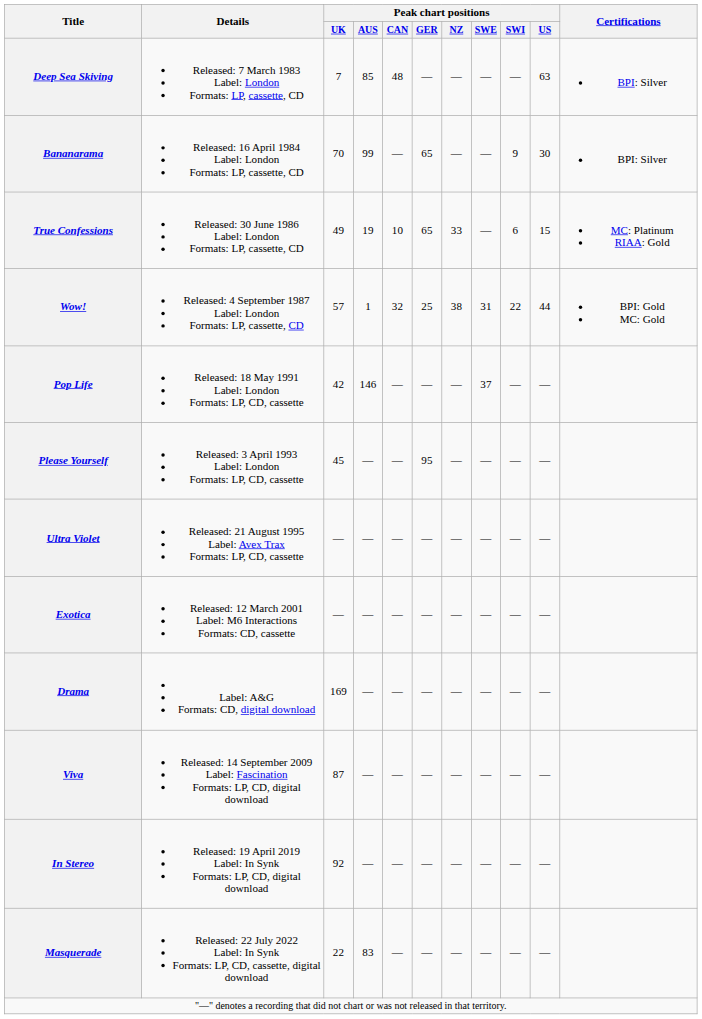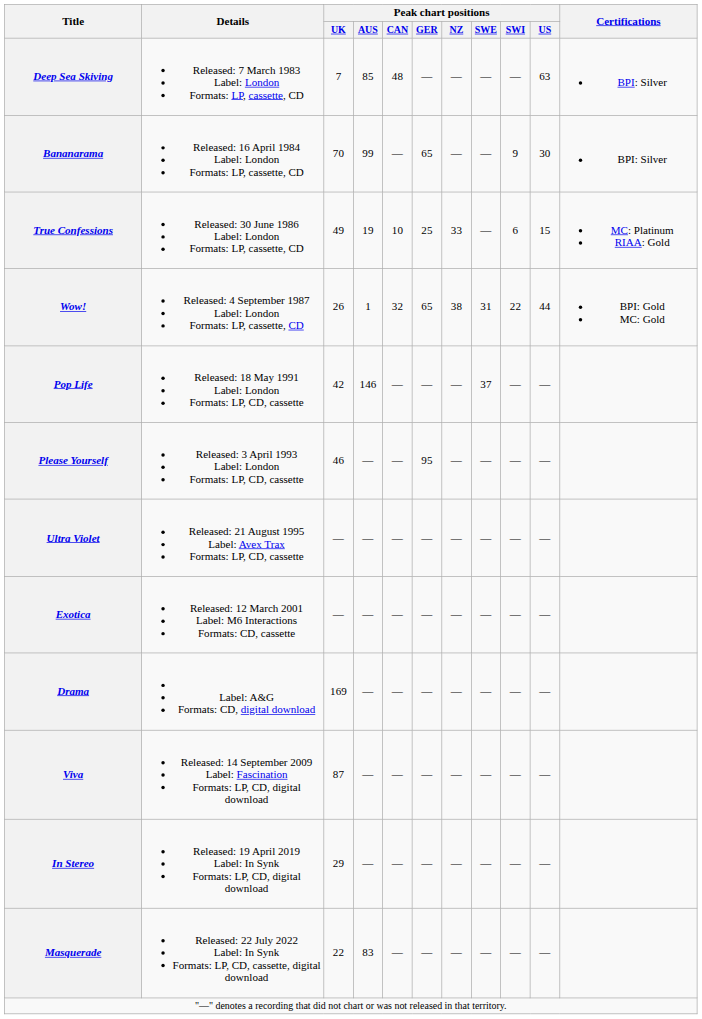(427, 230) 65 -> (427, 230) 25
(338, 307) 57 -> (338, 307) 26
(427, 307) 25 -> (427, 307) 65
(338, 461) 45 -> (338, 461) 46
(338, 863) 92 -> (338, 863) 29
